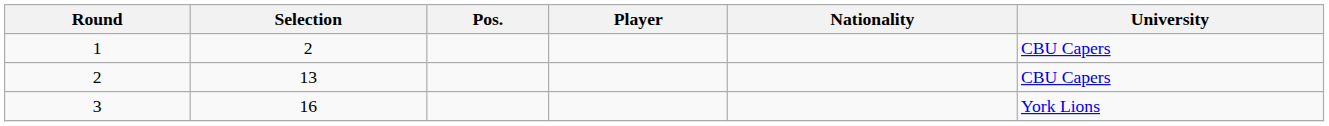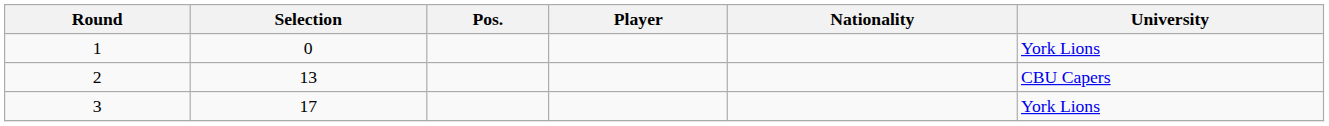(308, 48) 2 -> (308, 48) 0
(1066, 48) CBU Capers -> (1061, 48) York Lions
(308, 106) 16 -> (308, 106) 17
